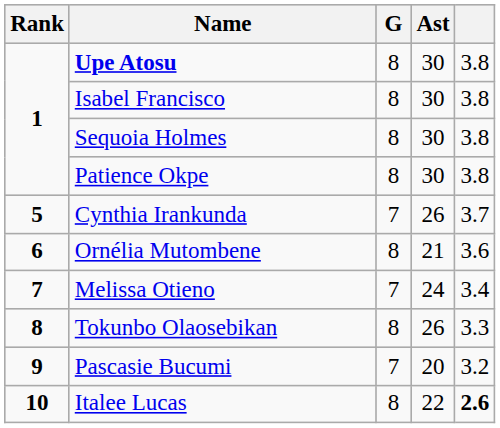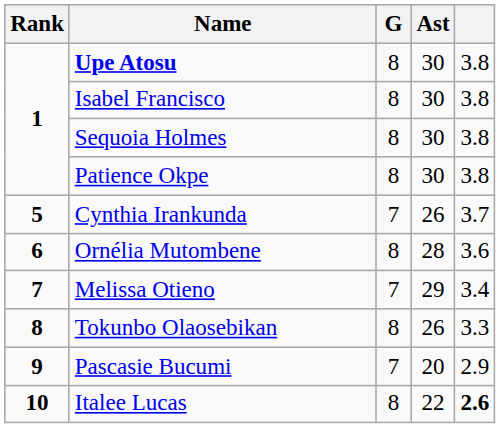(433, 251) 21 -> (433, 251) 28
(433, 289) 24 -> (433, 289) 29
(475, 365) 3.2 -> (475, 365) 2.9
